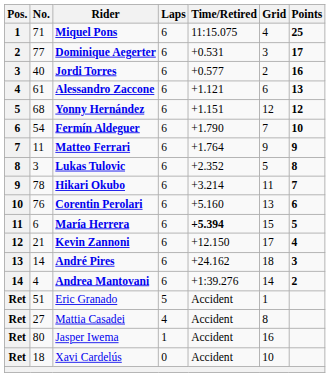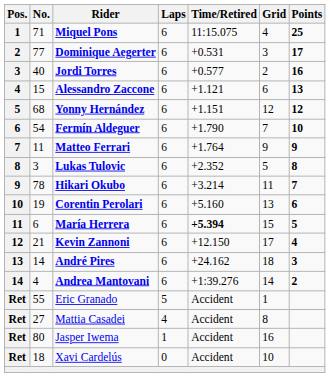(39, 89) 61 -> (39, 89) 15
(39, 204) 76 -> (39, 204) 19
(39, 299) 51 -> (39, 299) 55
